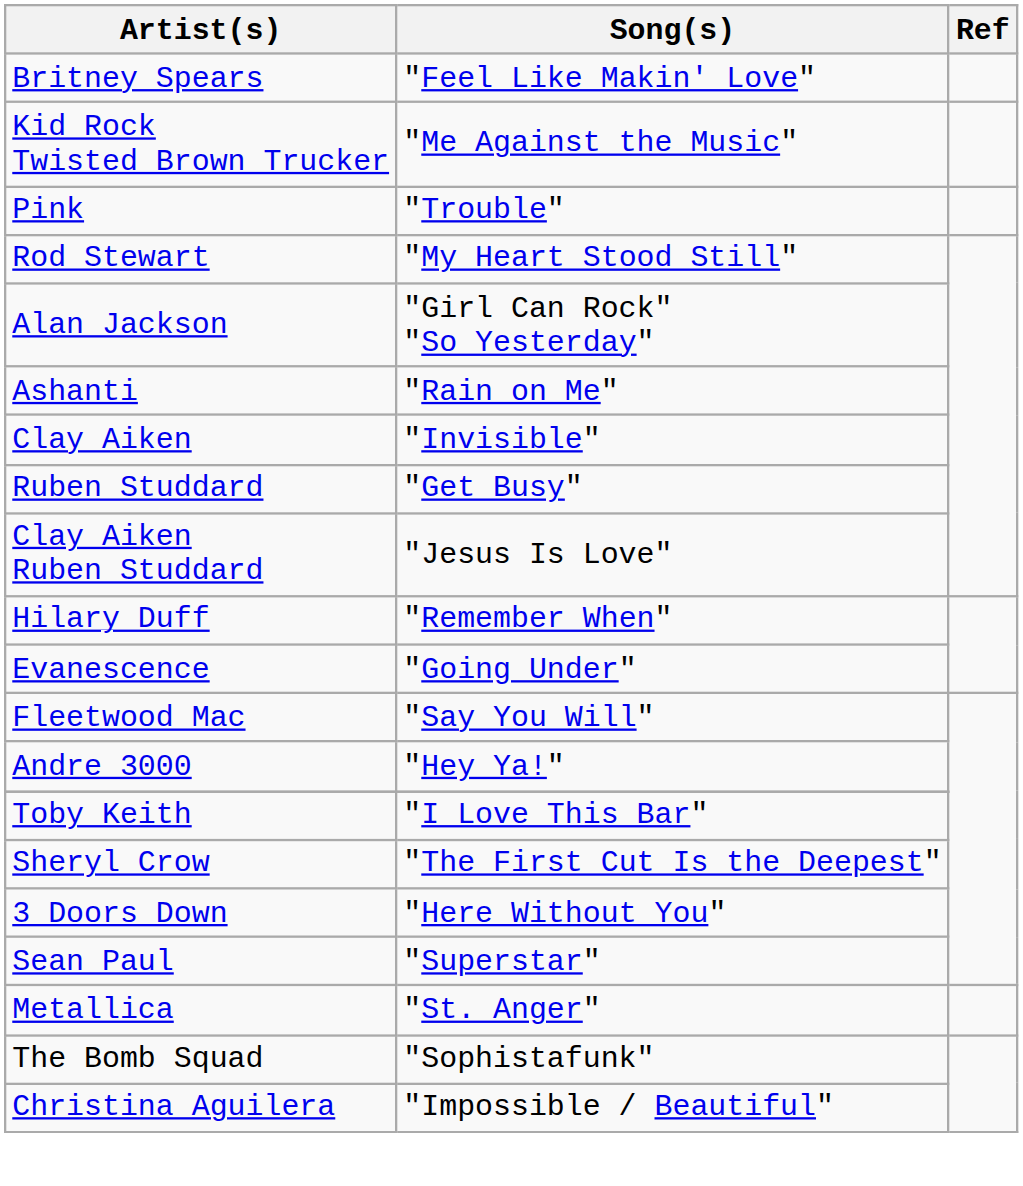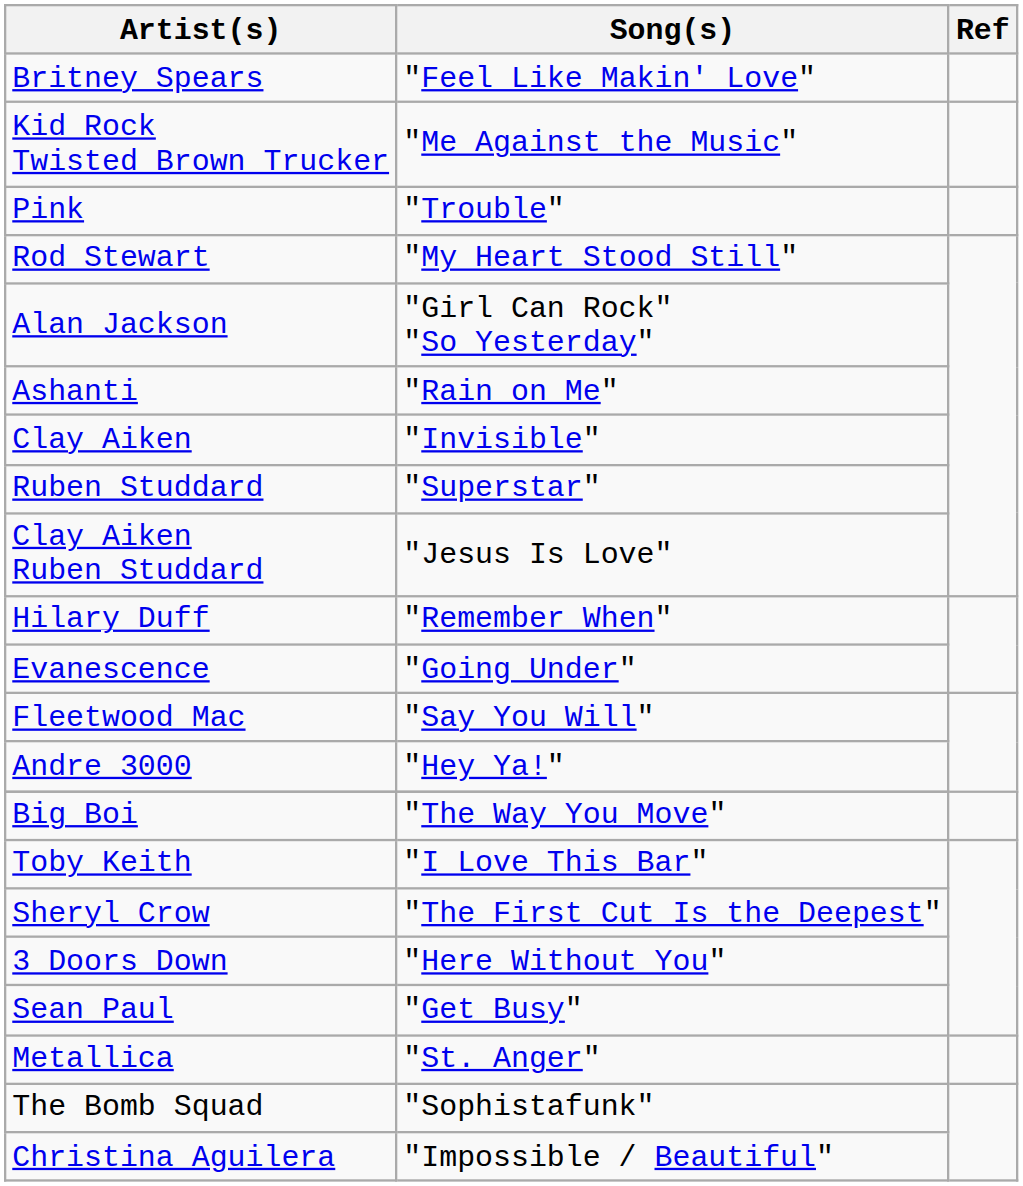(493, 488) "Get Busy" -> (502, 488) "Superstar"
+ row: (75, 815)
(502, 961) "Superstar" -> (493, 1010) "Get Busy"
